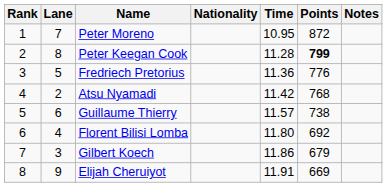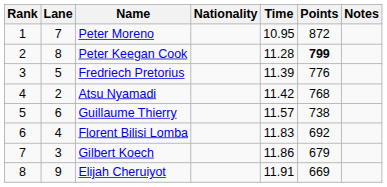(279, 73) 11.36 -> (279, 73) 11.39
(279, 133) 11.80 -> (279, 133) 11.83
